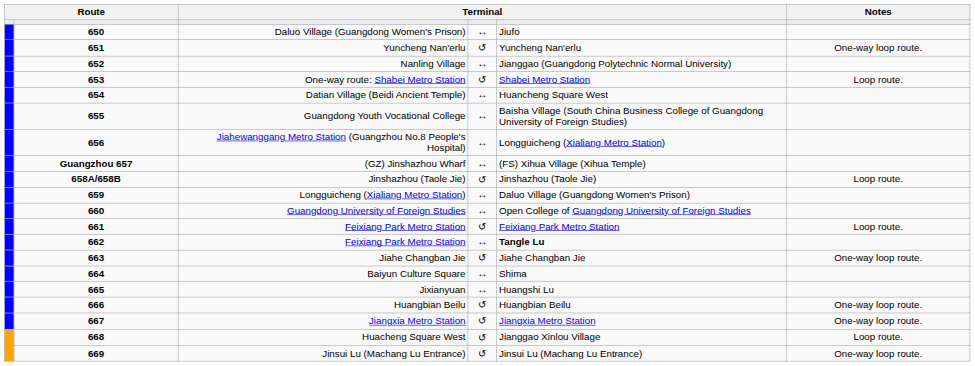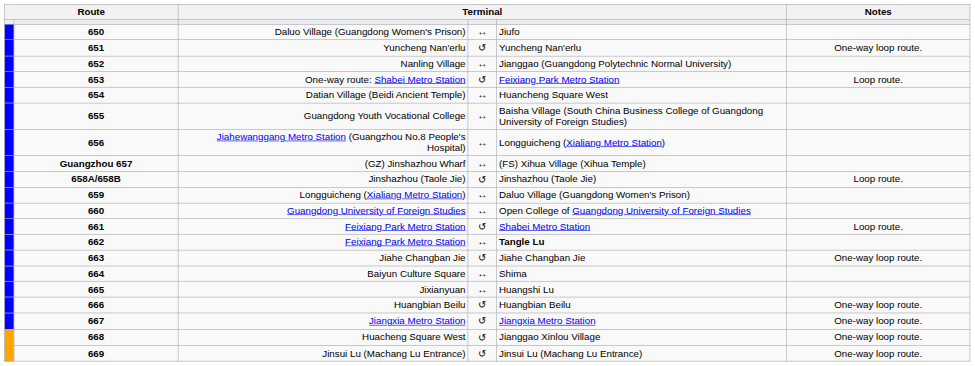(545, 79) Shabei Metro Station -> (559, 79) Feixiang Park Metro Station
(559, 226) Feixiang Park Metro Station -> (545, 226) Shabei Metro Station
(878, 337) Loop route. -> (878, 337) One-way loop route.
